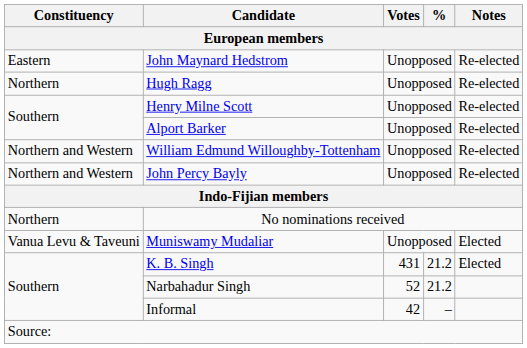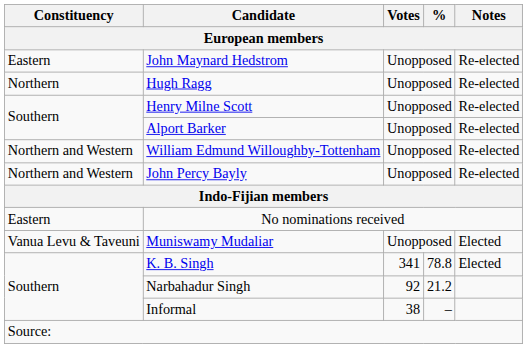(33, 219) Northern -> (29, 219) Eastern
(409, 264) 431 -> (409, 264) 341
(439, 264) 21.2 -> (439, 264) 78.8
(413, 286) 52 -> (413, 286) 92
(413, 309) 42 -> (413, 309) 38
